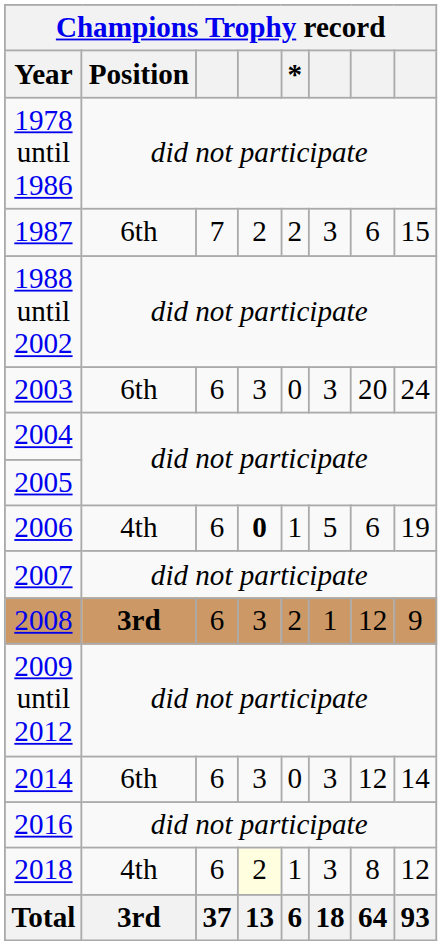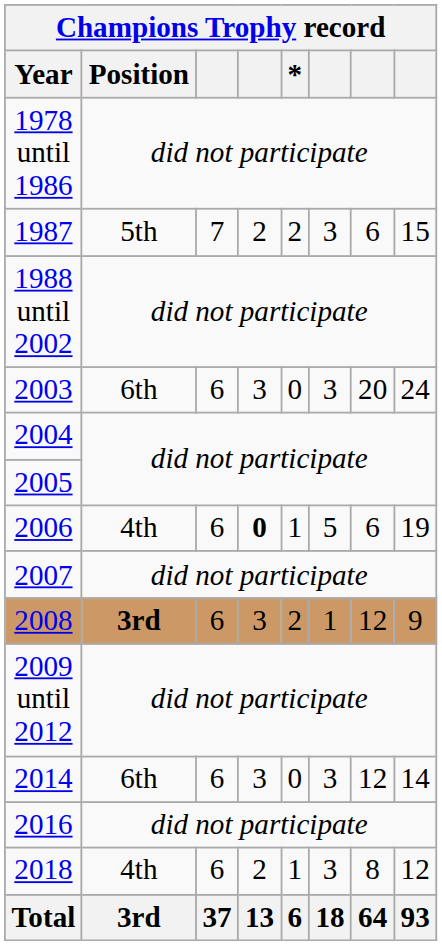(139, 231) 6th -> (139, 231) 5th
(260, 870) lightyellow background -> (260, 870) no background
